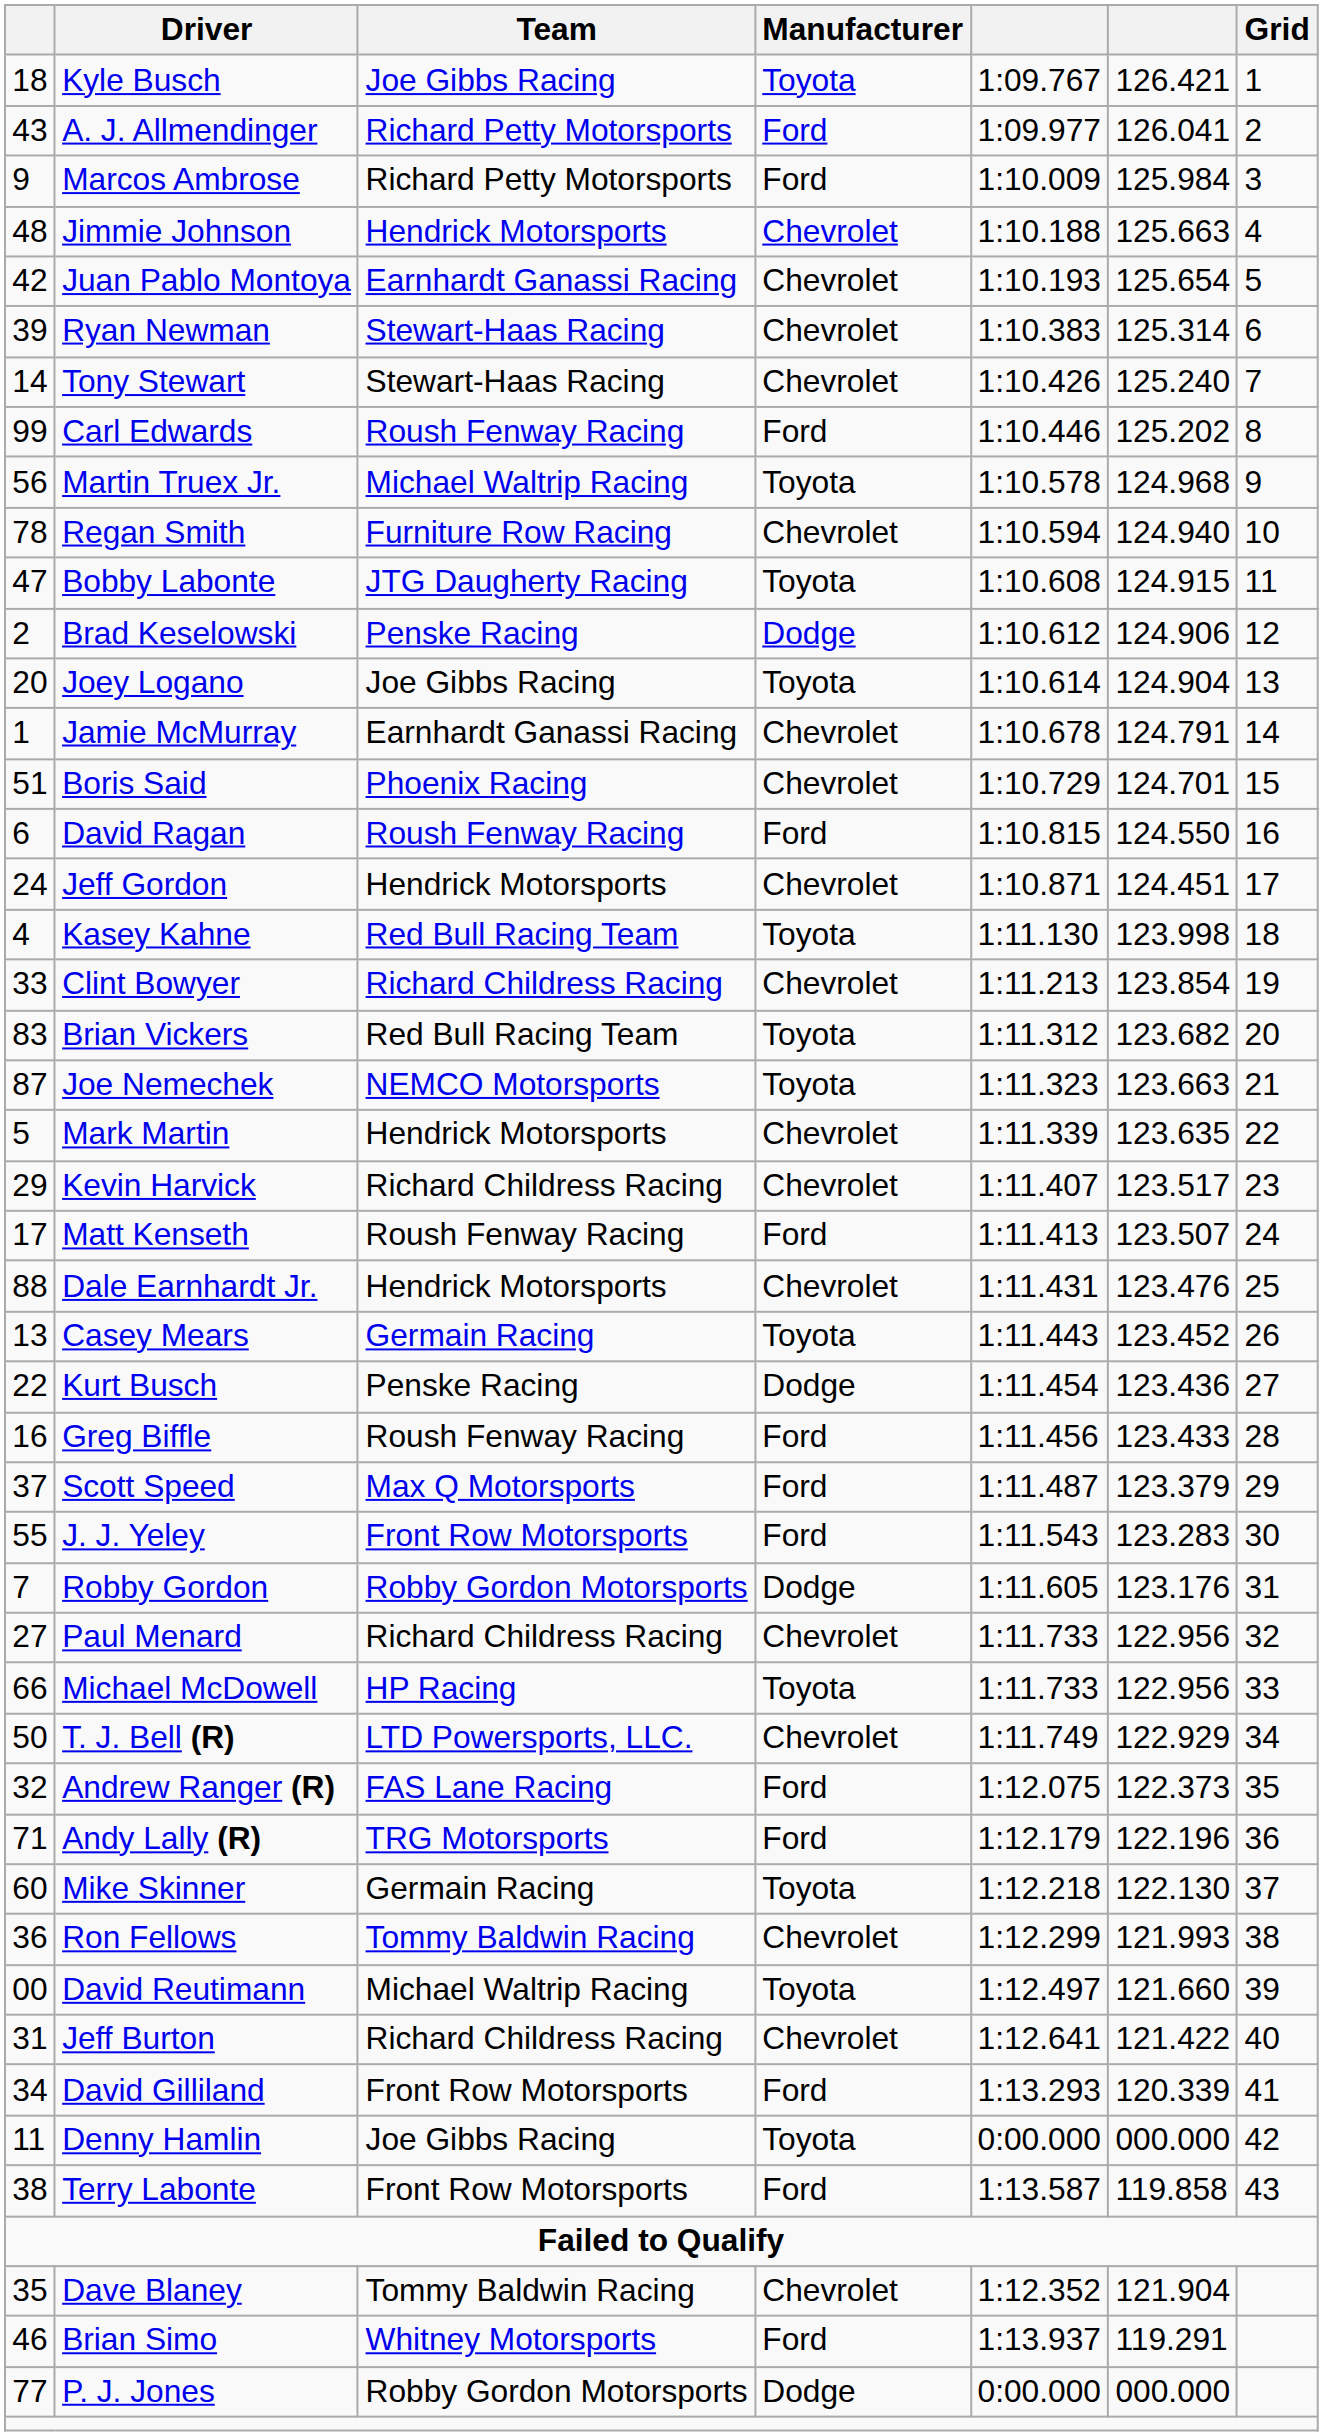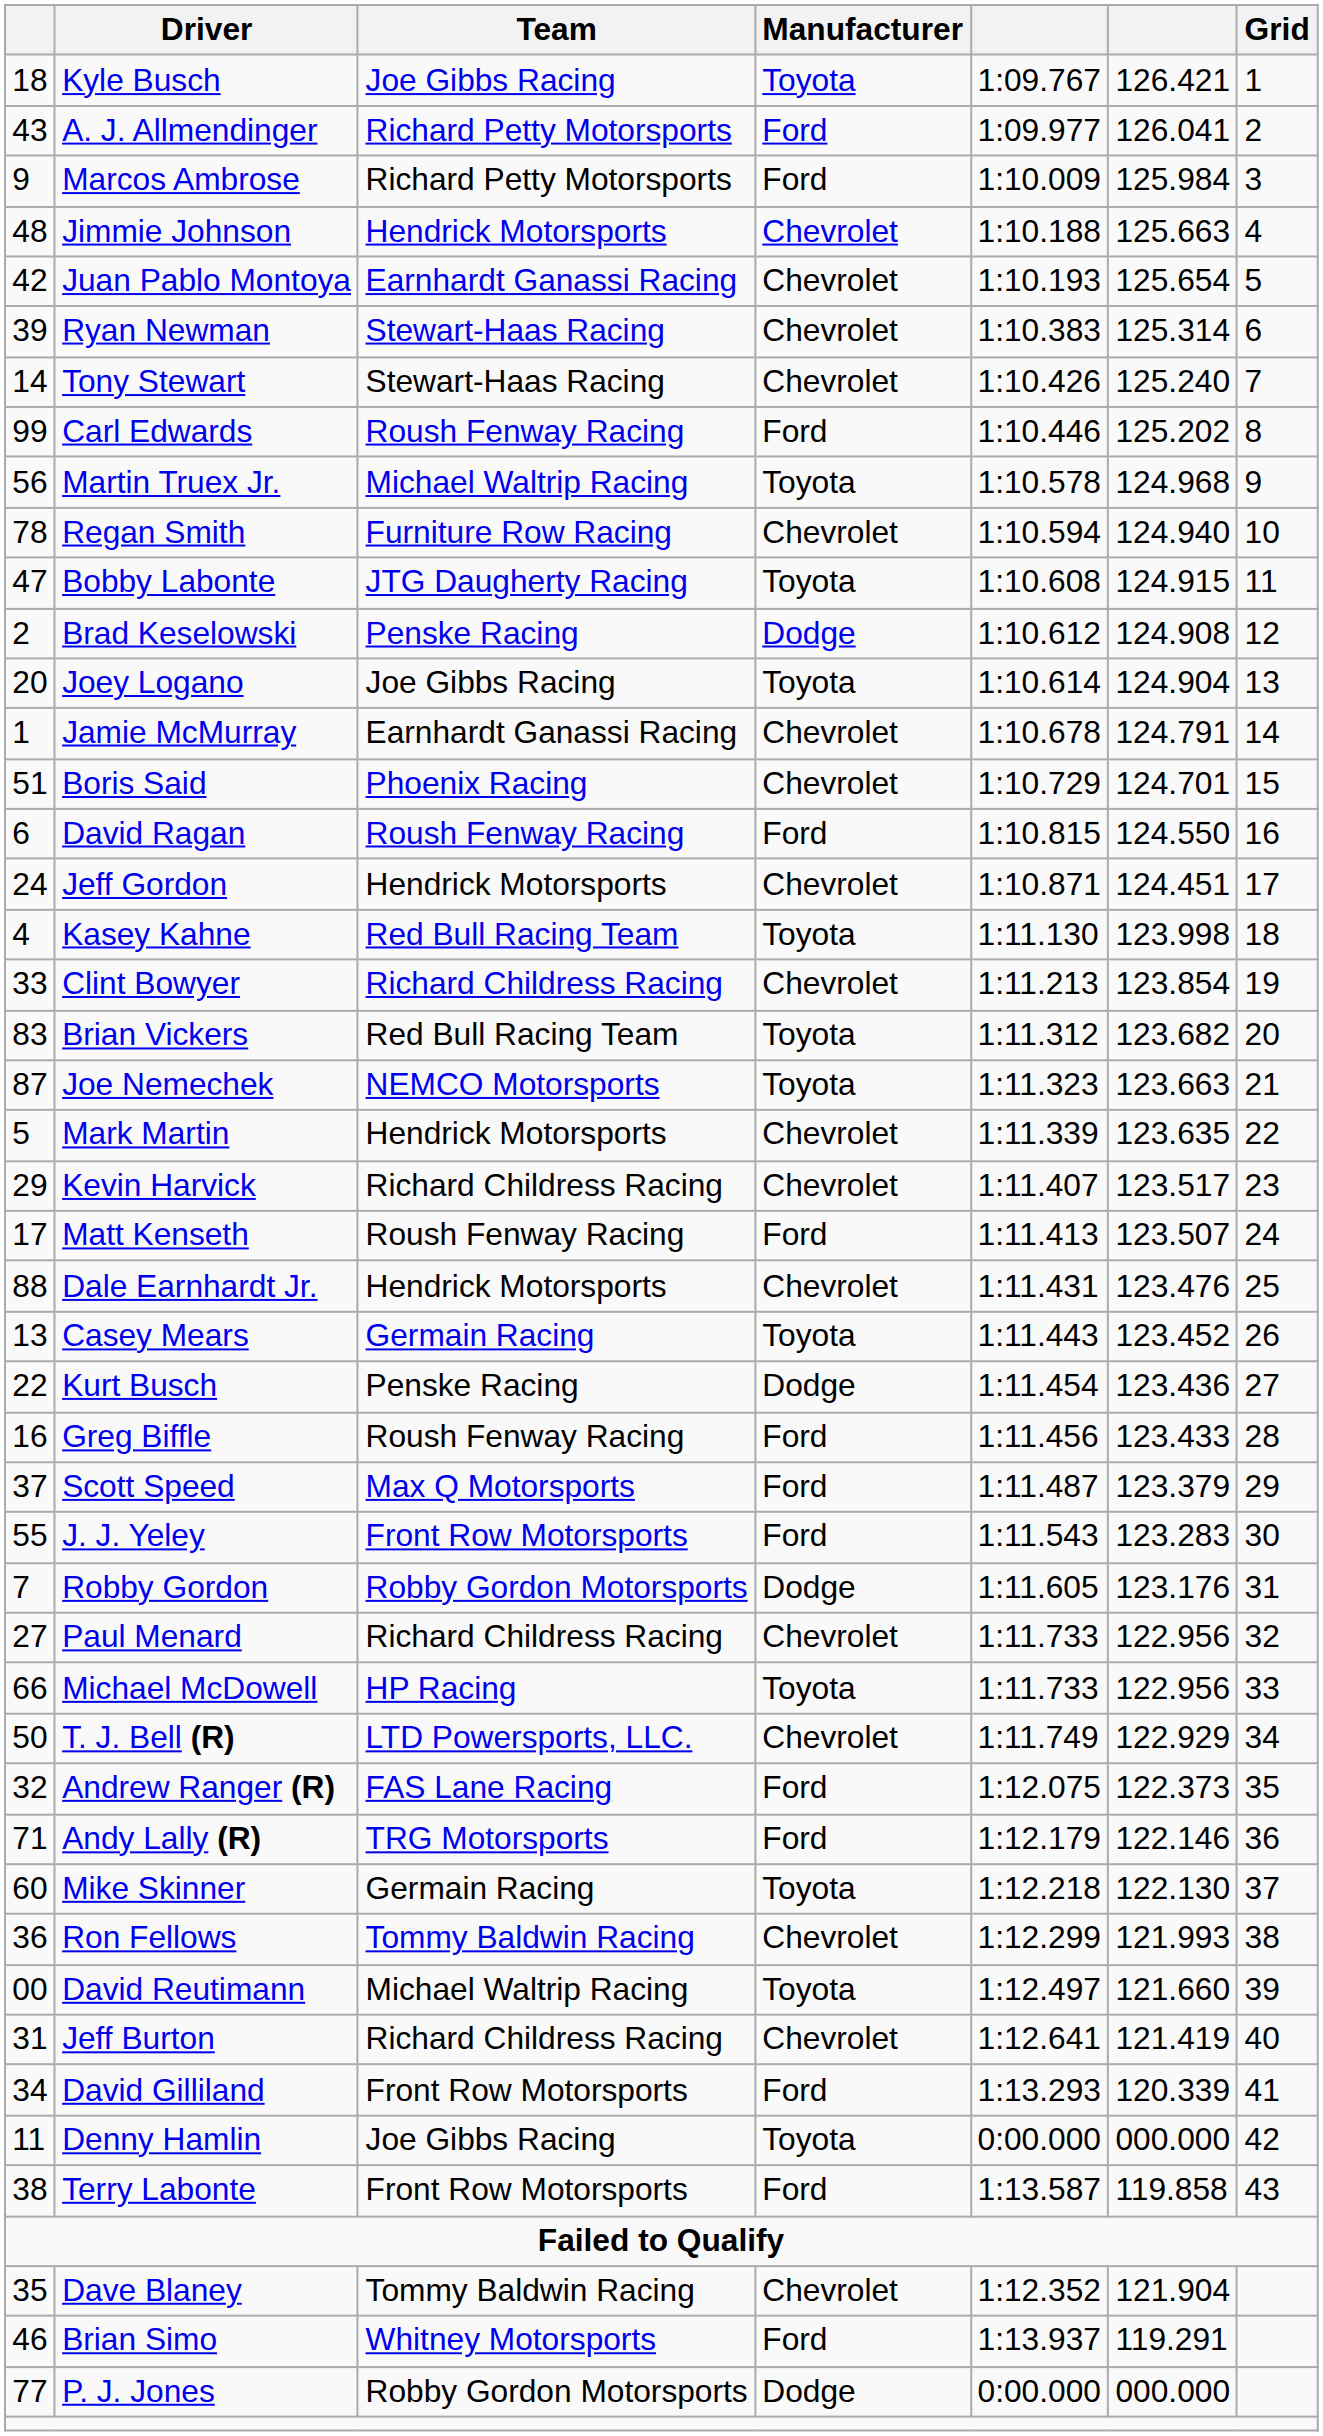(1173, 632) 124.906 -> (1173, 632) 124.908
(1173, 1838) 122.196 -> (1173, 1838) 122.146
(1173, 2039) 121.422 -> (1173, 2039) 121.419
